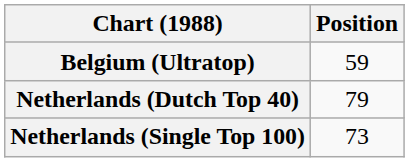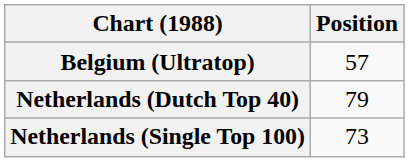(357, 61) 59 -> (357, 61) 57
